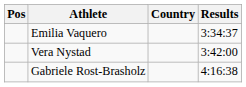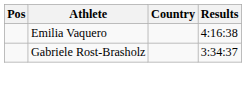(219, 33) 3:34:37 -> (219, 33) 4:16:38
- row: (61, 52)
(219, 71) 4:16:38 -> (219, 52) 3:34:37
